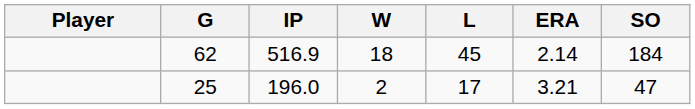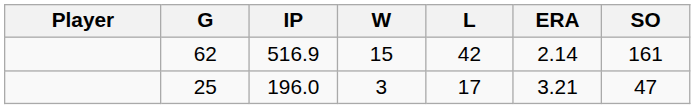(381, 53) 18 -> (381, 53) 15
(469, 53) 45 -> (469, 53) 42
(646, 53) 184 -> (646, 53) 161
(381, 86) 2 -> (381, 86) 3
